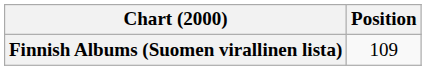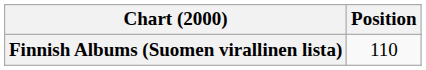(384, 49) 109 -> (384, 49) 110
